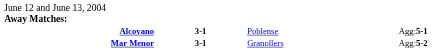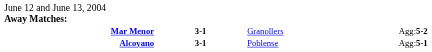rows swapped: (132, 43) <-> (137, 31)
